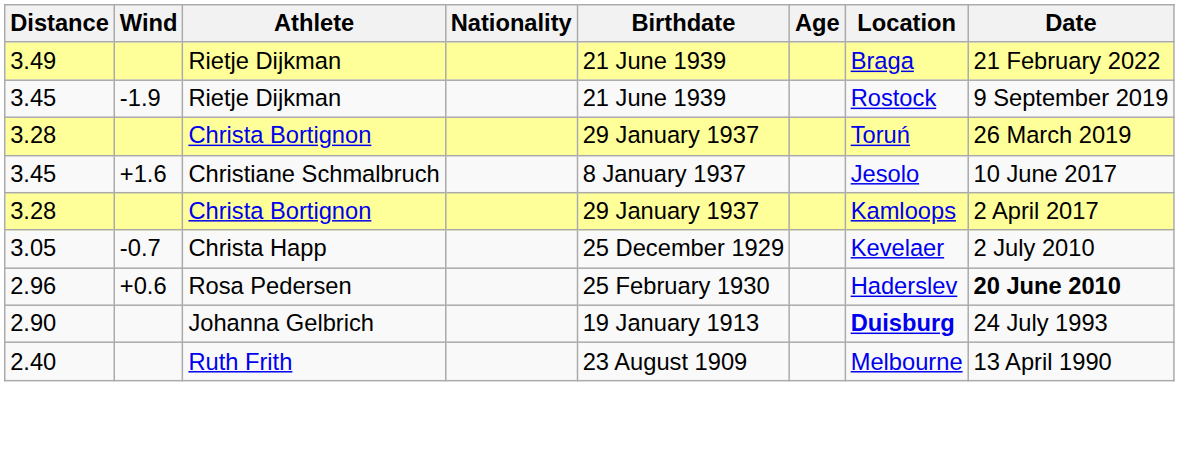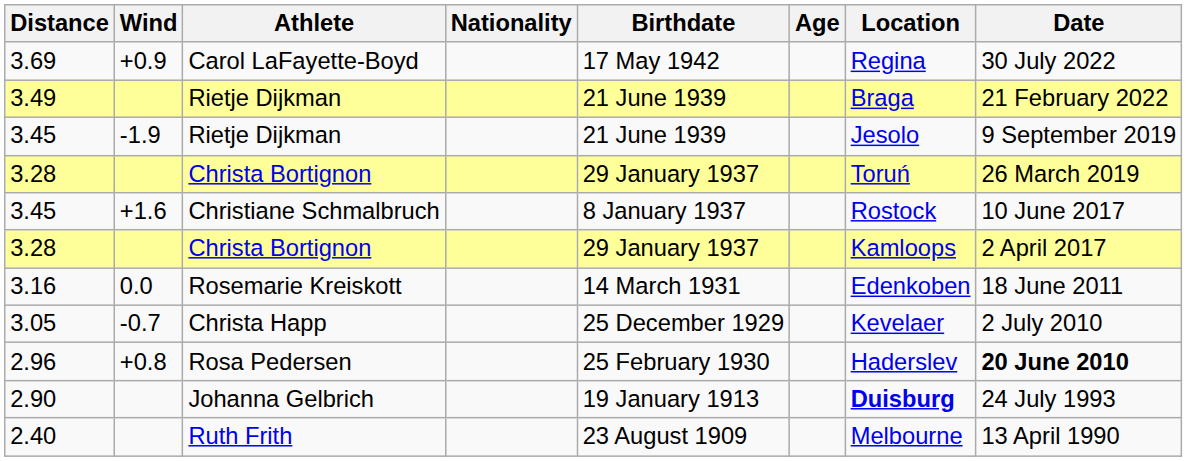+ row: (33, 60)
(893, 98) Rostock -> (885, 135) Jesolo
(885, 173) Jesolo -> (893, 211) Rostock
+ row: (33, 286)
(143, 286) +0.6 -> (143, 361) +0.8
